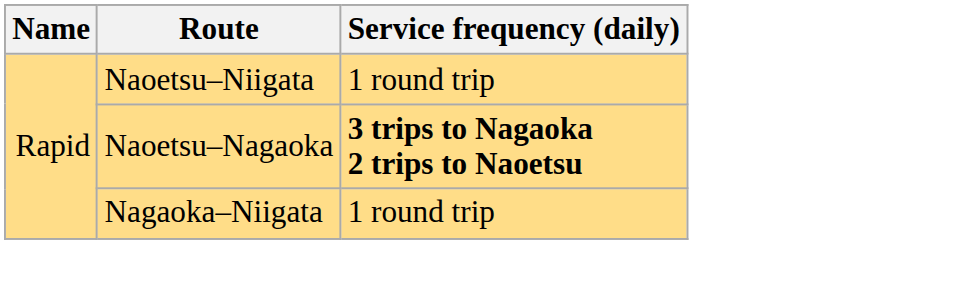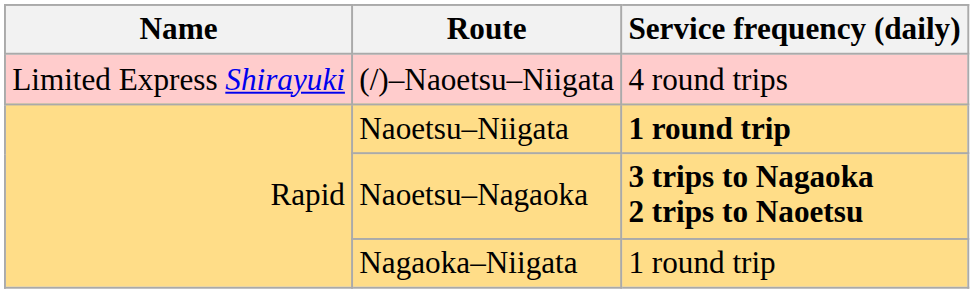+ row: (487, 78)
(421, 78) normal -> (710, 128) bold
